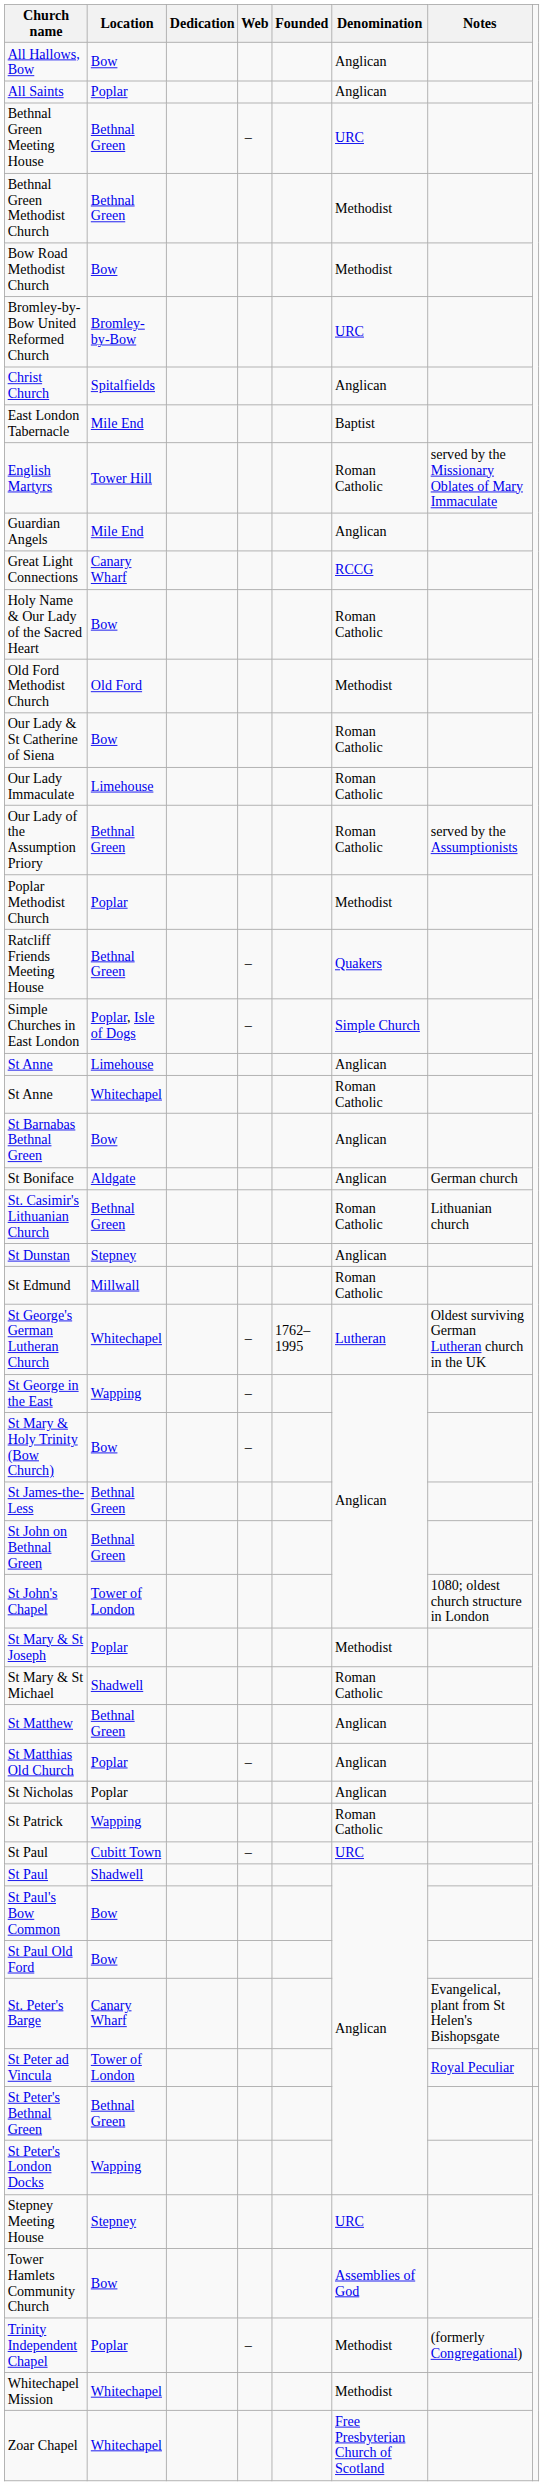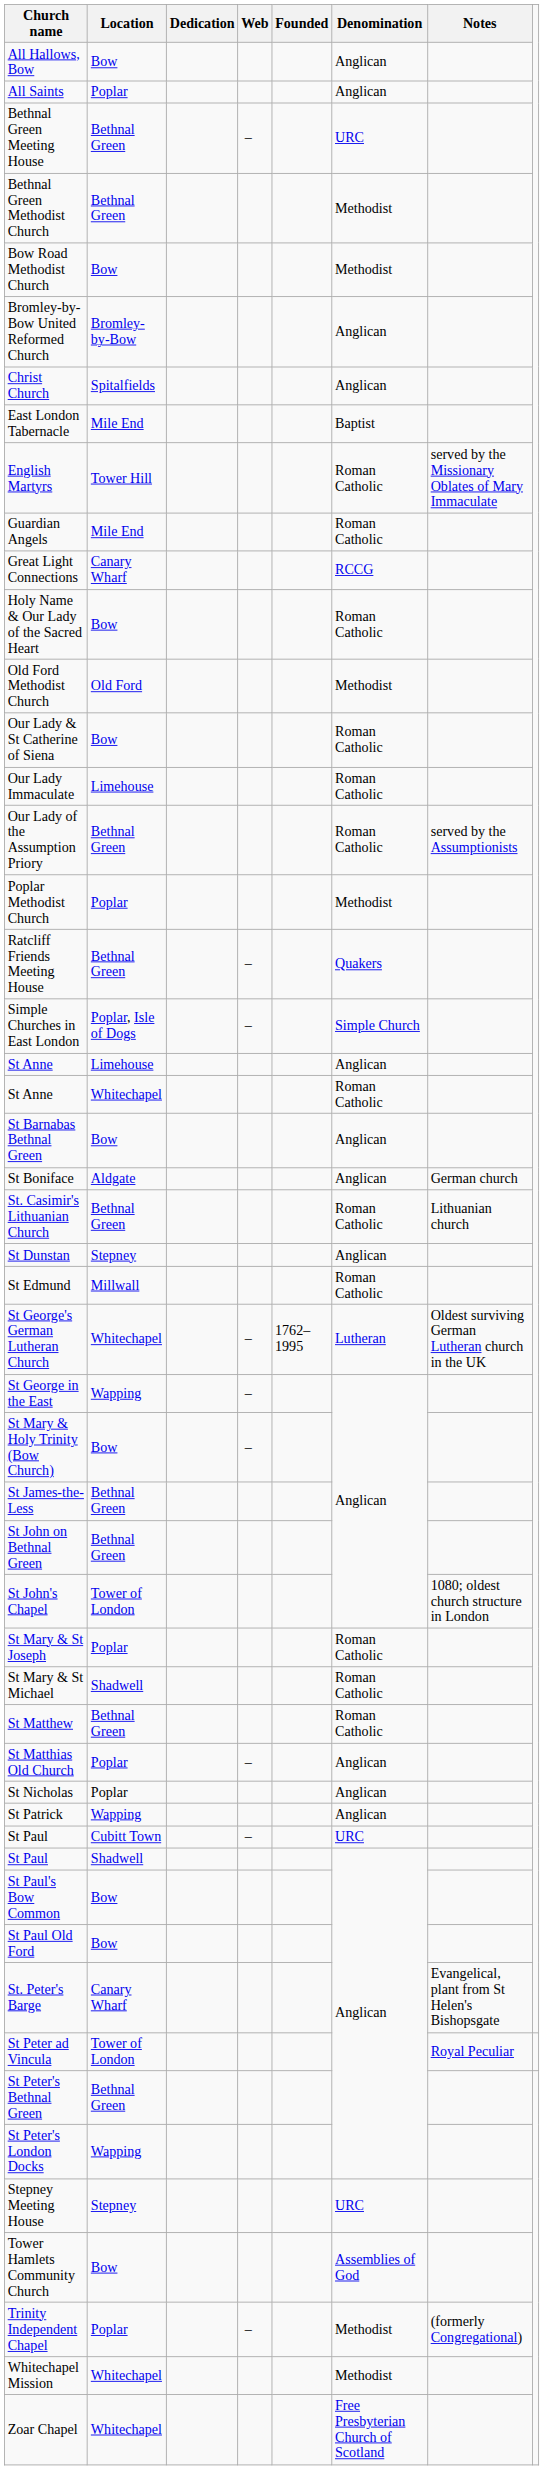(349, 331) URC -> (361, 331) Anglican
(361, 532) Anglican -> (359, 532) Roman Catholic
(364, 1647) Methodist -> (359, 1647) Roman Catholic
(361, 1723) Anglican -> (359, 1723) Roman Catholic
(359, 1822) Roman Catholic -> (361, 1814) Anglican
